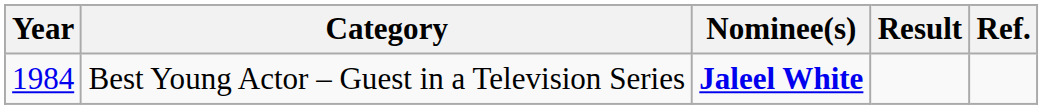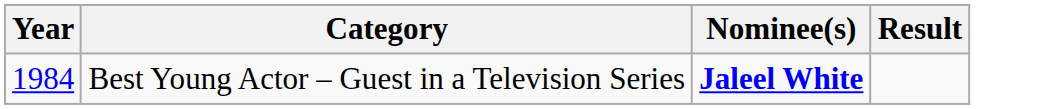- column: (1004, 29)
